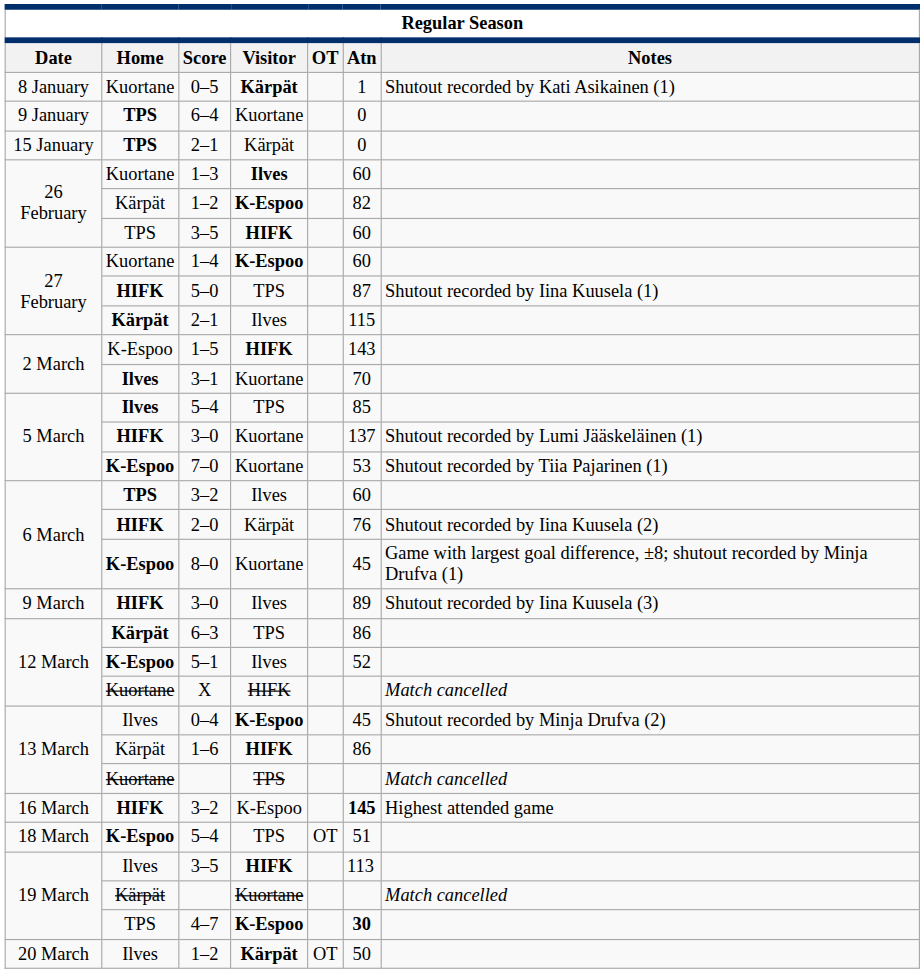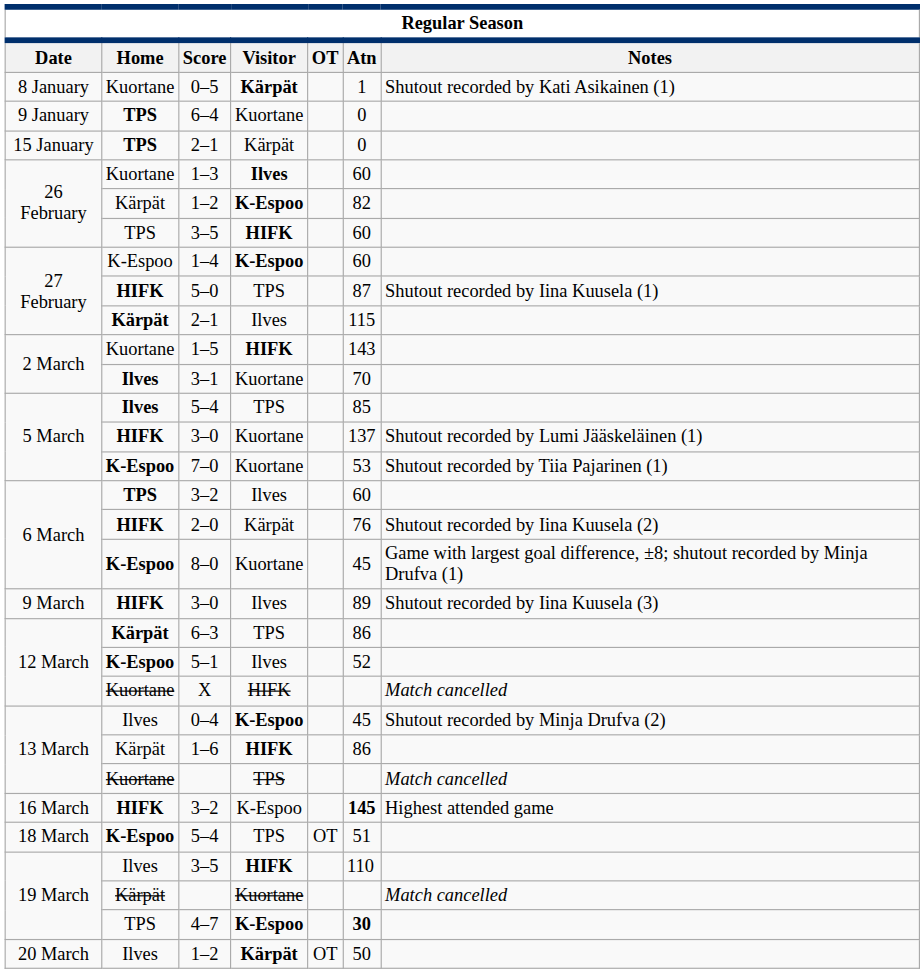(140, 261) Kuortane -> (140, 261) K-Espoo
(140, 349) K-Espoo -> (140, 349) Kuortane
(360, 866) 113 -> (360, 866) 110
